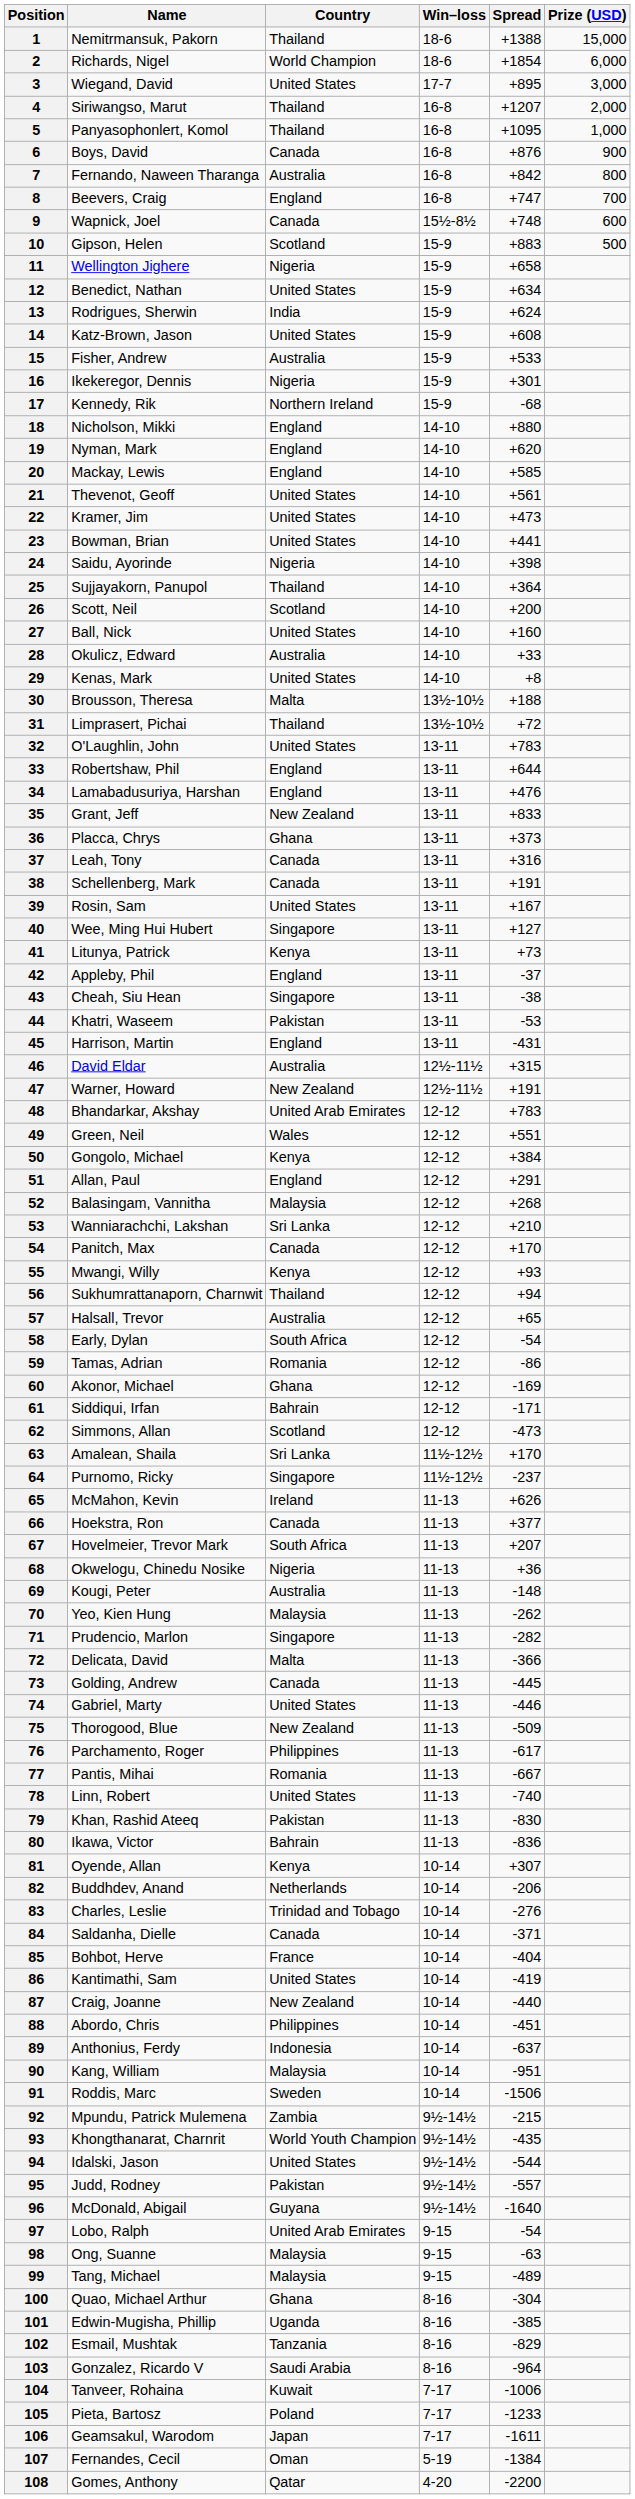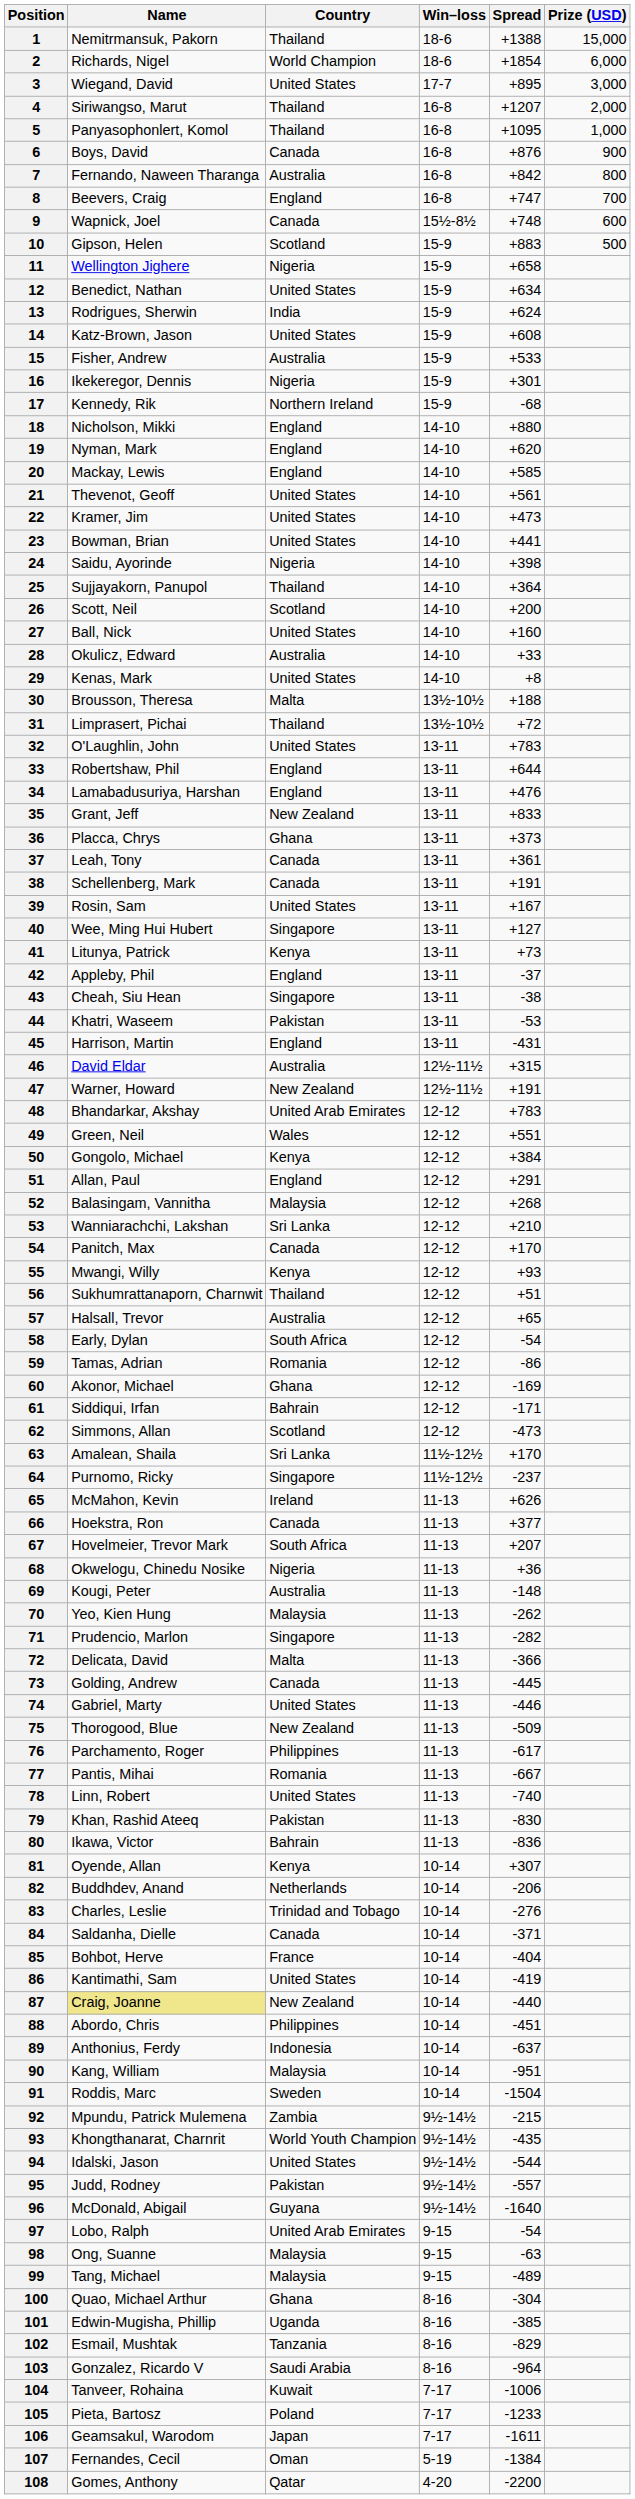(525, 860) +316 -> (525, 860) +361
(529, 1294) +94 -> (529, 1294) +51
(116, 2002) no background -> (116, 2002) khaki background
(523, 2094) -1506 -> (523, 2094) -1504
